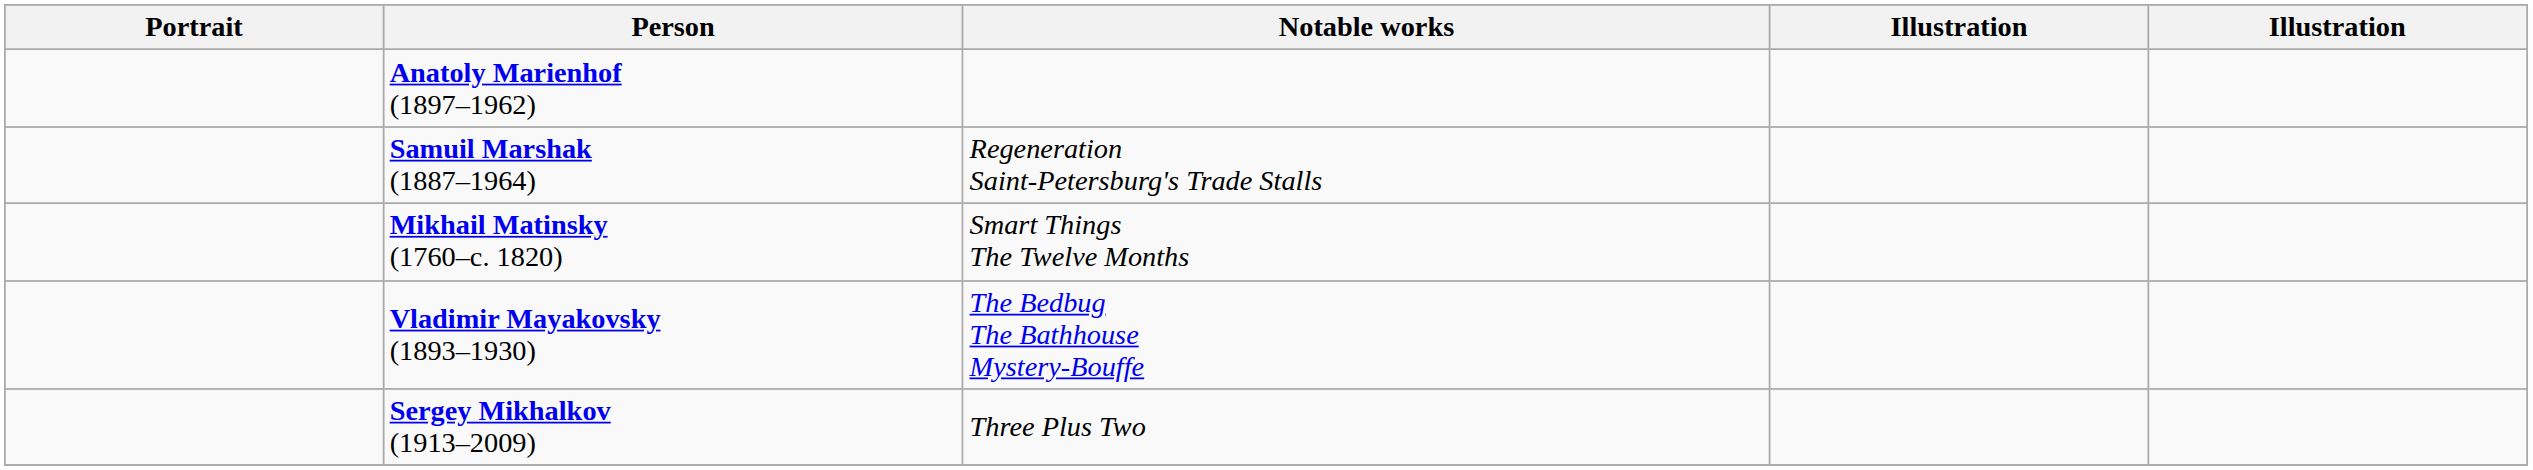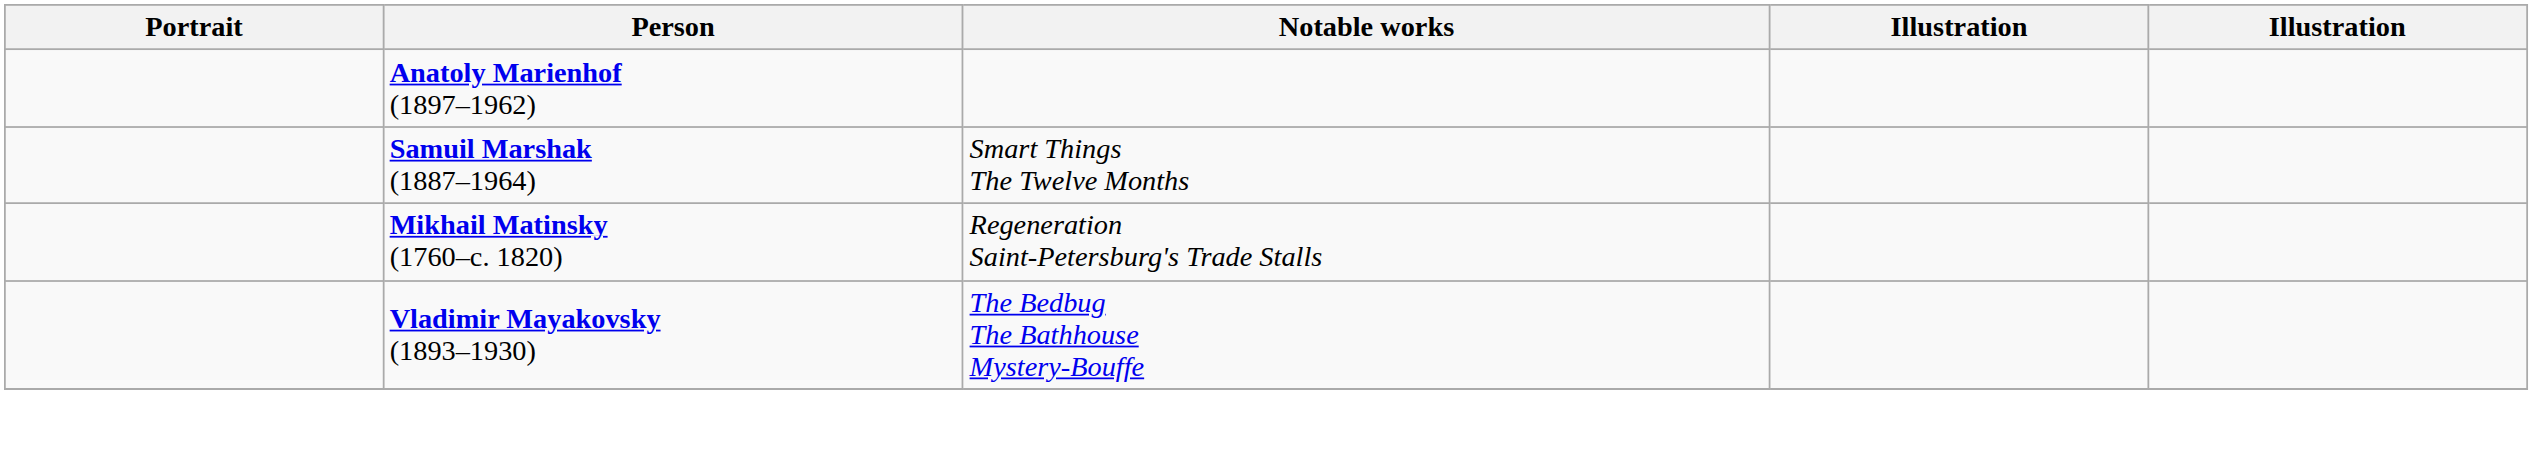(1146, 164) Regeneration Saint-Petersburg's Trade Stalls -> (1079, 164) Smart Things The Twelve Months
(1079, 241) Smart Things The Twelve Months -> (1146, 241) Regeneration Saint-Petersburg's Trade Stalls
- row: (500, 426)
